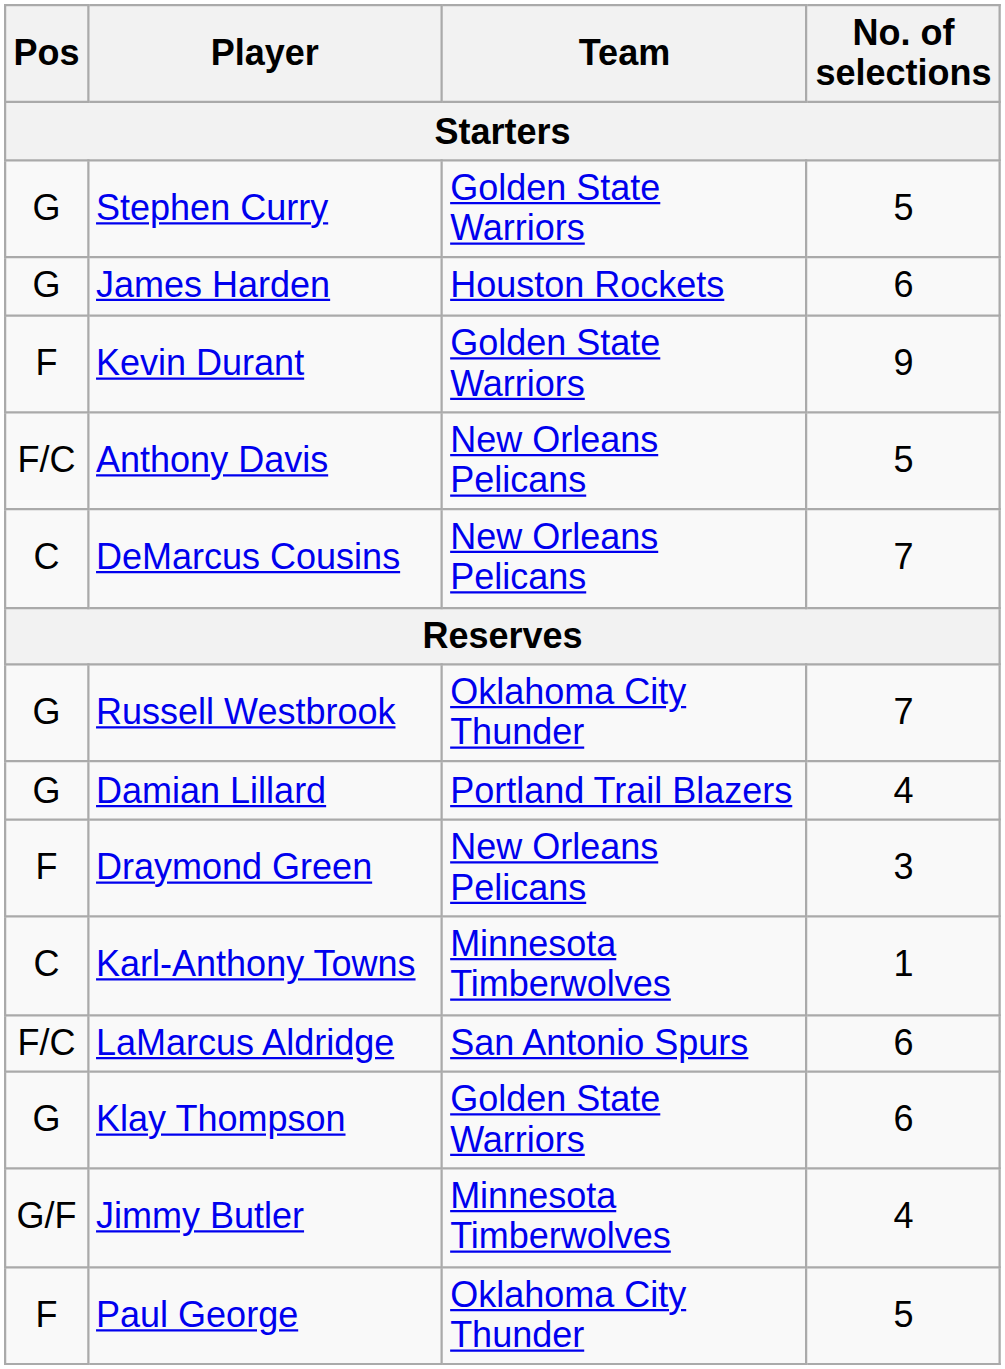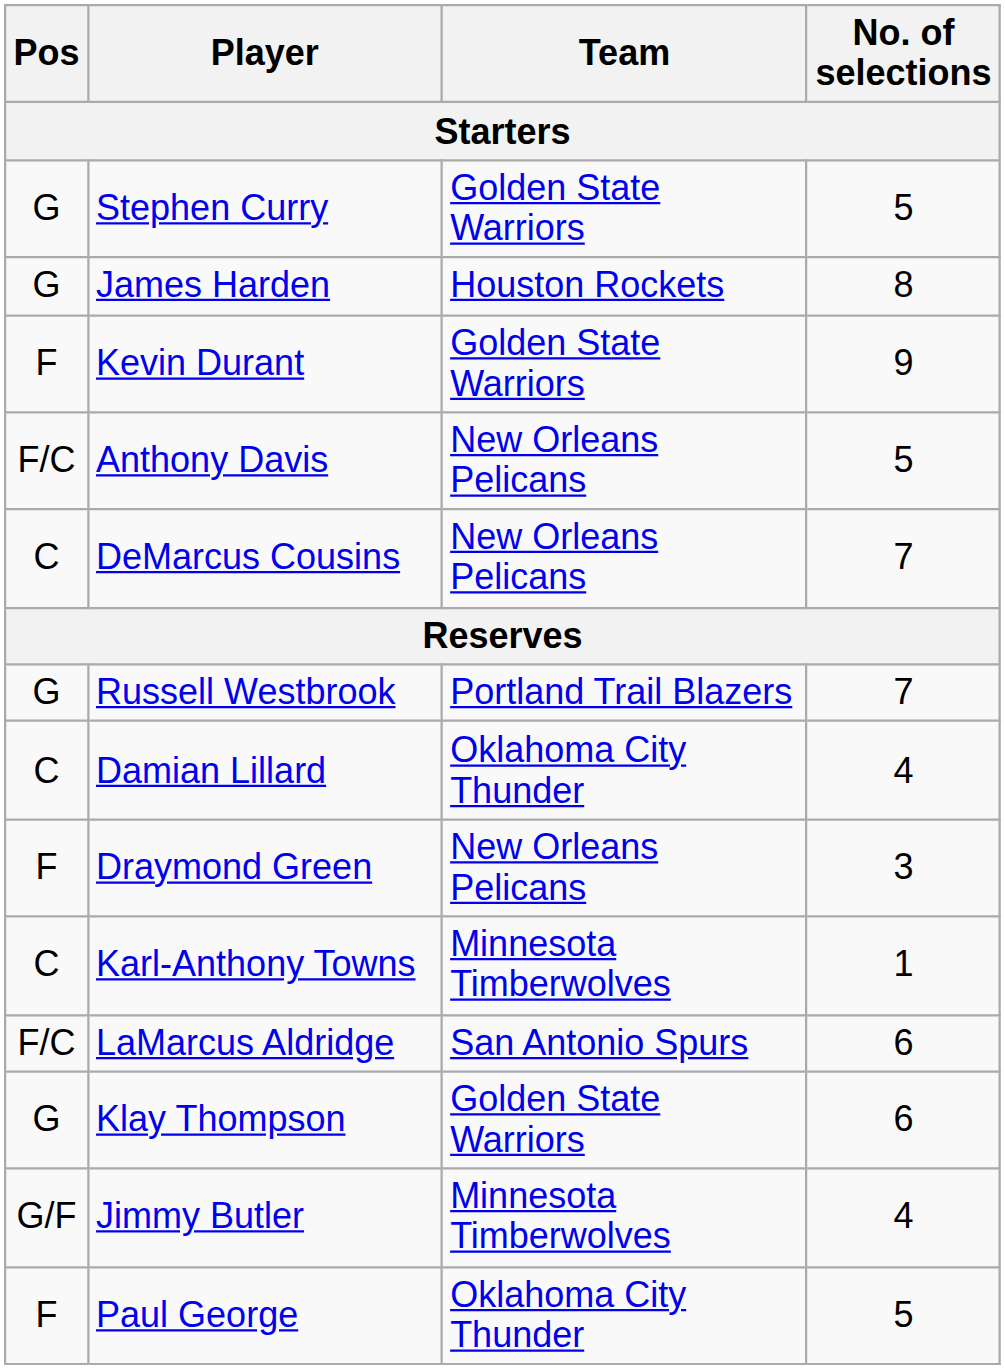(904, 285) 6 -> (904, 285) 8
(568, 712) Oklahoma City Thunder -> (621, 692) Portland Trail Blazers
(46, 789) G -> (46, 769) C
(621, 789) Portland Trail Blazers -> (568, 769) Oklahoma City Thunder
